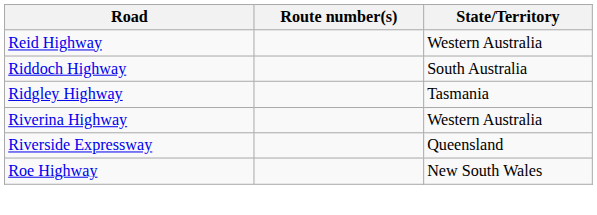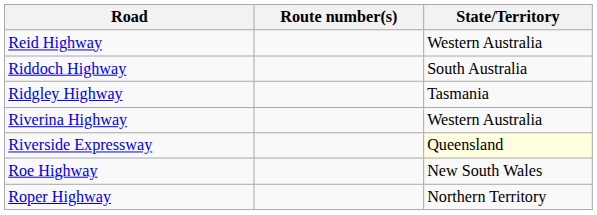(465, 145) no background -> (465, 145) lightyellow background
+ row: (60, 196)
